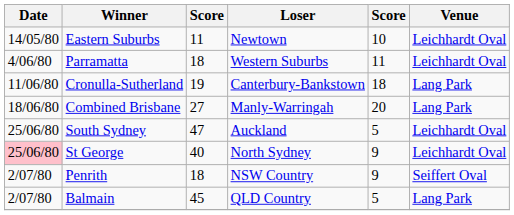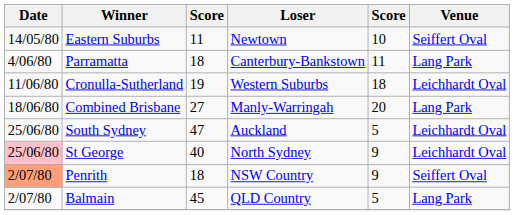(459, 38) Leichhardt Oval -> (450, 38) Seiffert Oval
(279, 61) Western Suburbs -> (298, 61) Canterbury-Bankstown
(459, 61) Leichhardt Oval -> (442, 61) Lang Park
(298, 84) Canterbury-Bankstown -> (279, 84) Western Suburbs
(442, 84) Lang Park -> (459, 84) Leichhardt Oval
(30, 175) no background -> (30, 175) lightsalmon background
